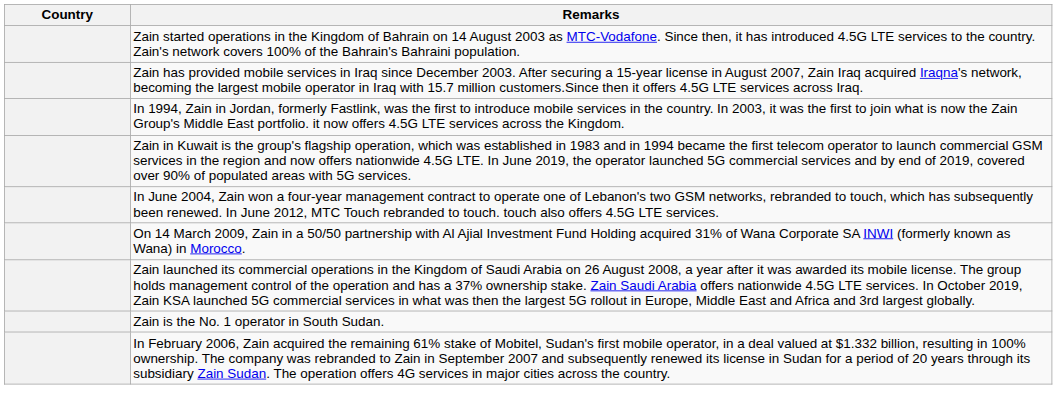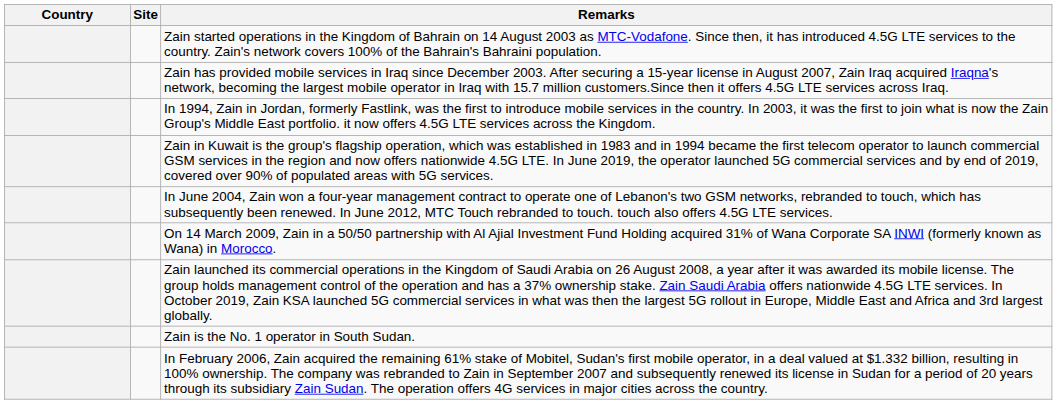+ column: (146, 15)
